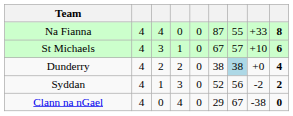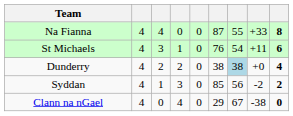(218, 48) 67 -> (218, 48) 76
(237, 48) 57 -> (237, 48) 54
(258, 48) +10 -> (258, 48) +11
(218, 84) 52 -> (218, 84) 85
